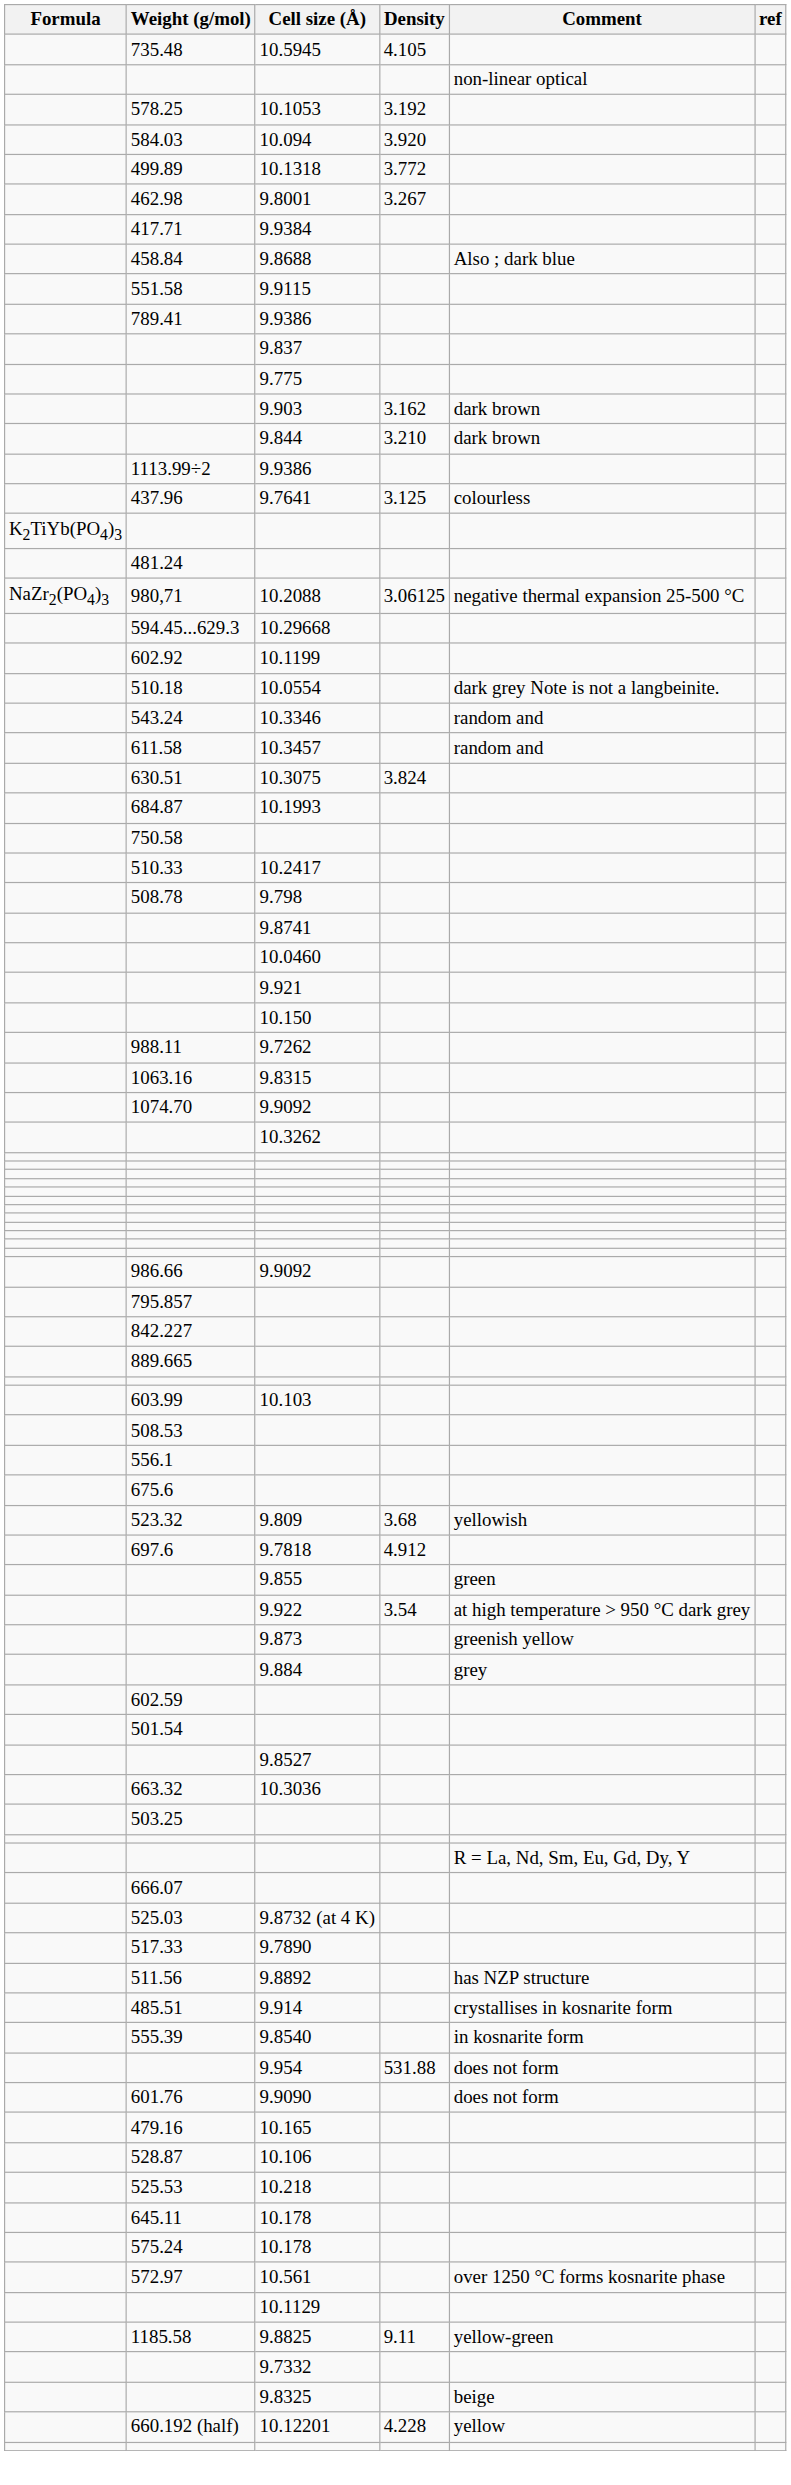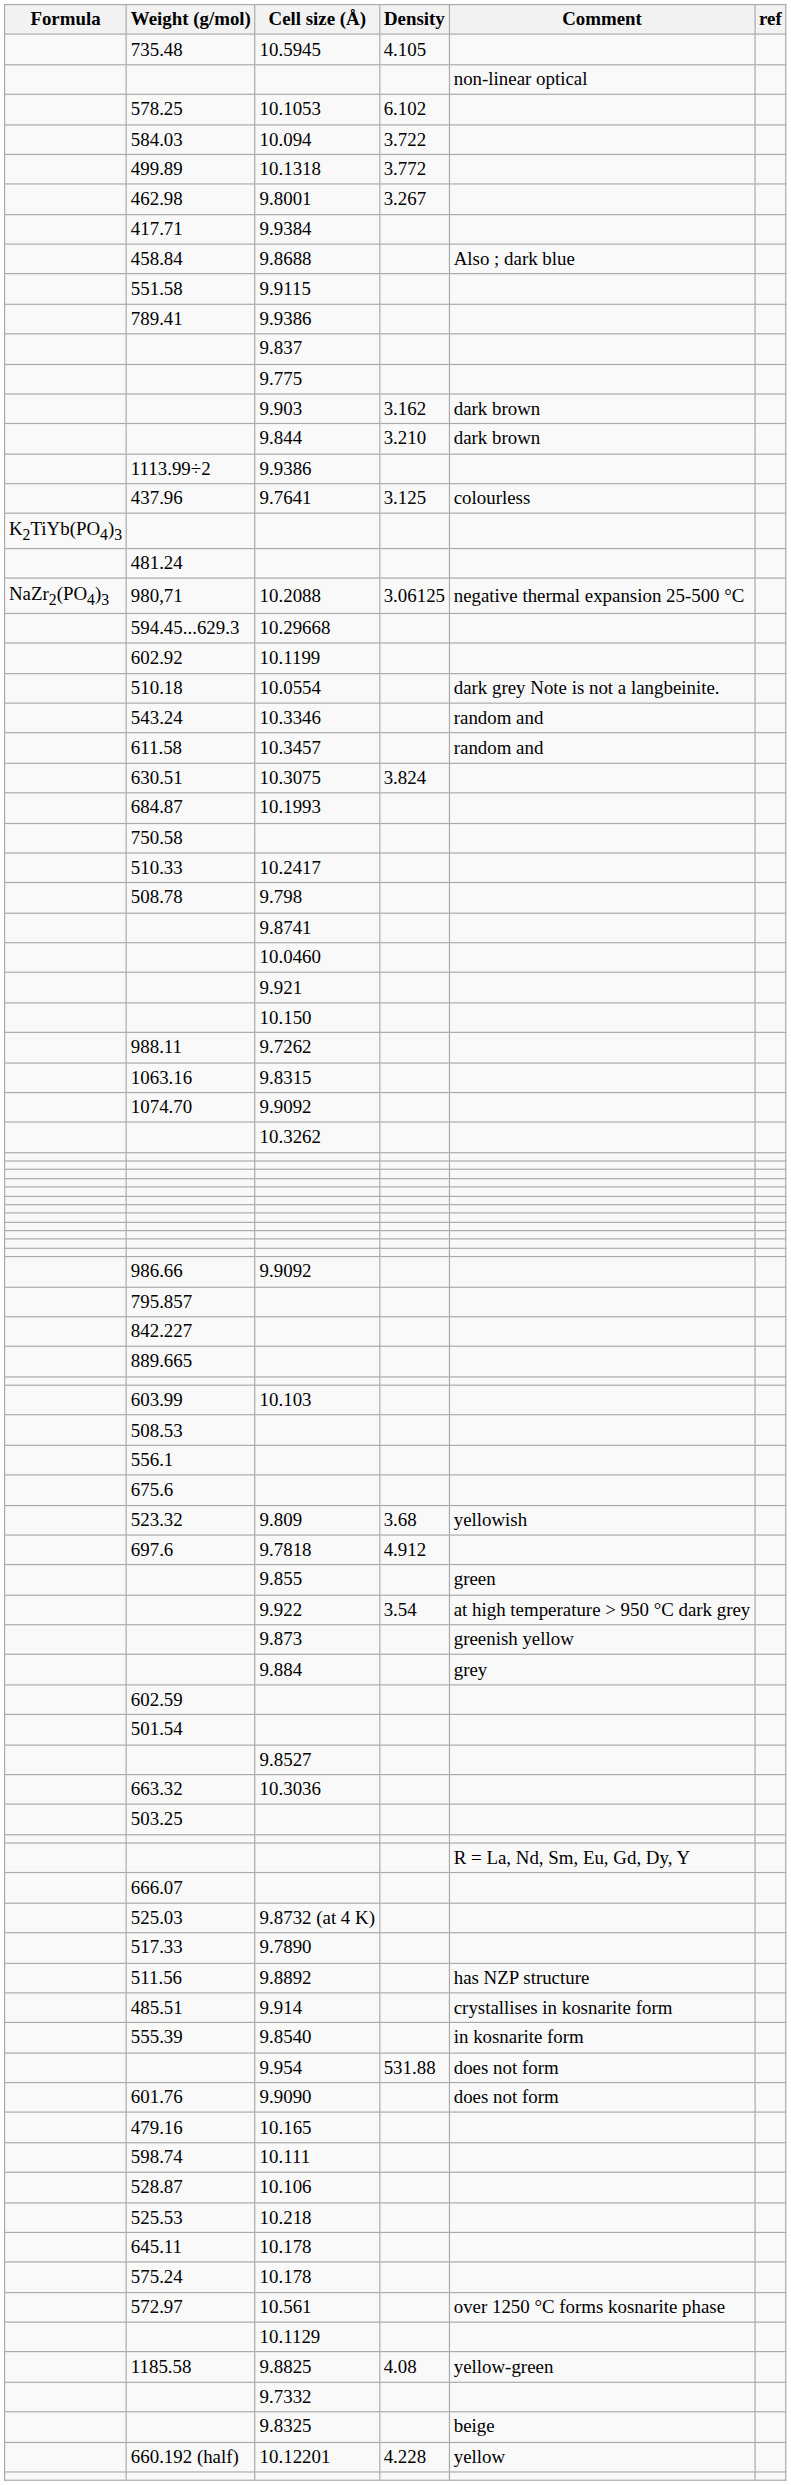(405, 109) 3.192 -> (405, 109) 6.102
(405, 139) 3.920 -> (405, 139) 3.722
+ row: (157, 2157)
(400, 2336) 9.11 -> (400, 2366) 4.08
